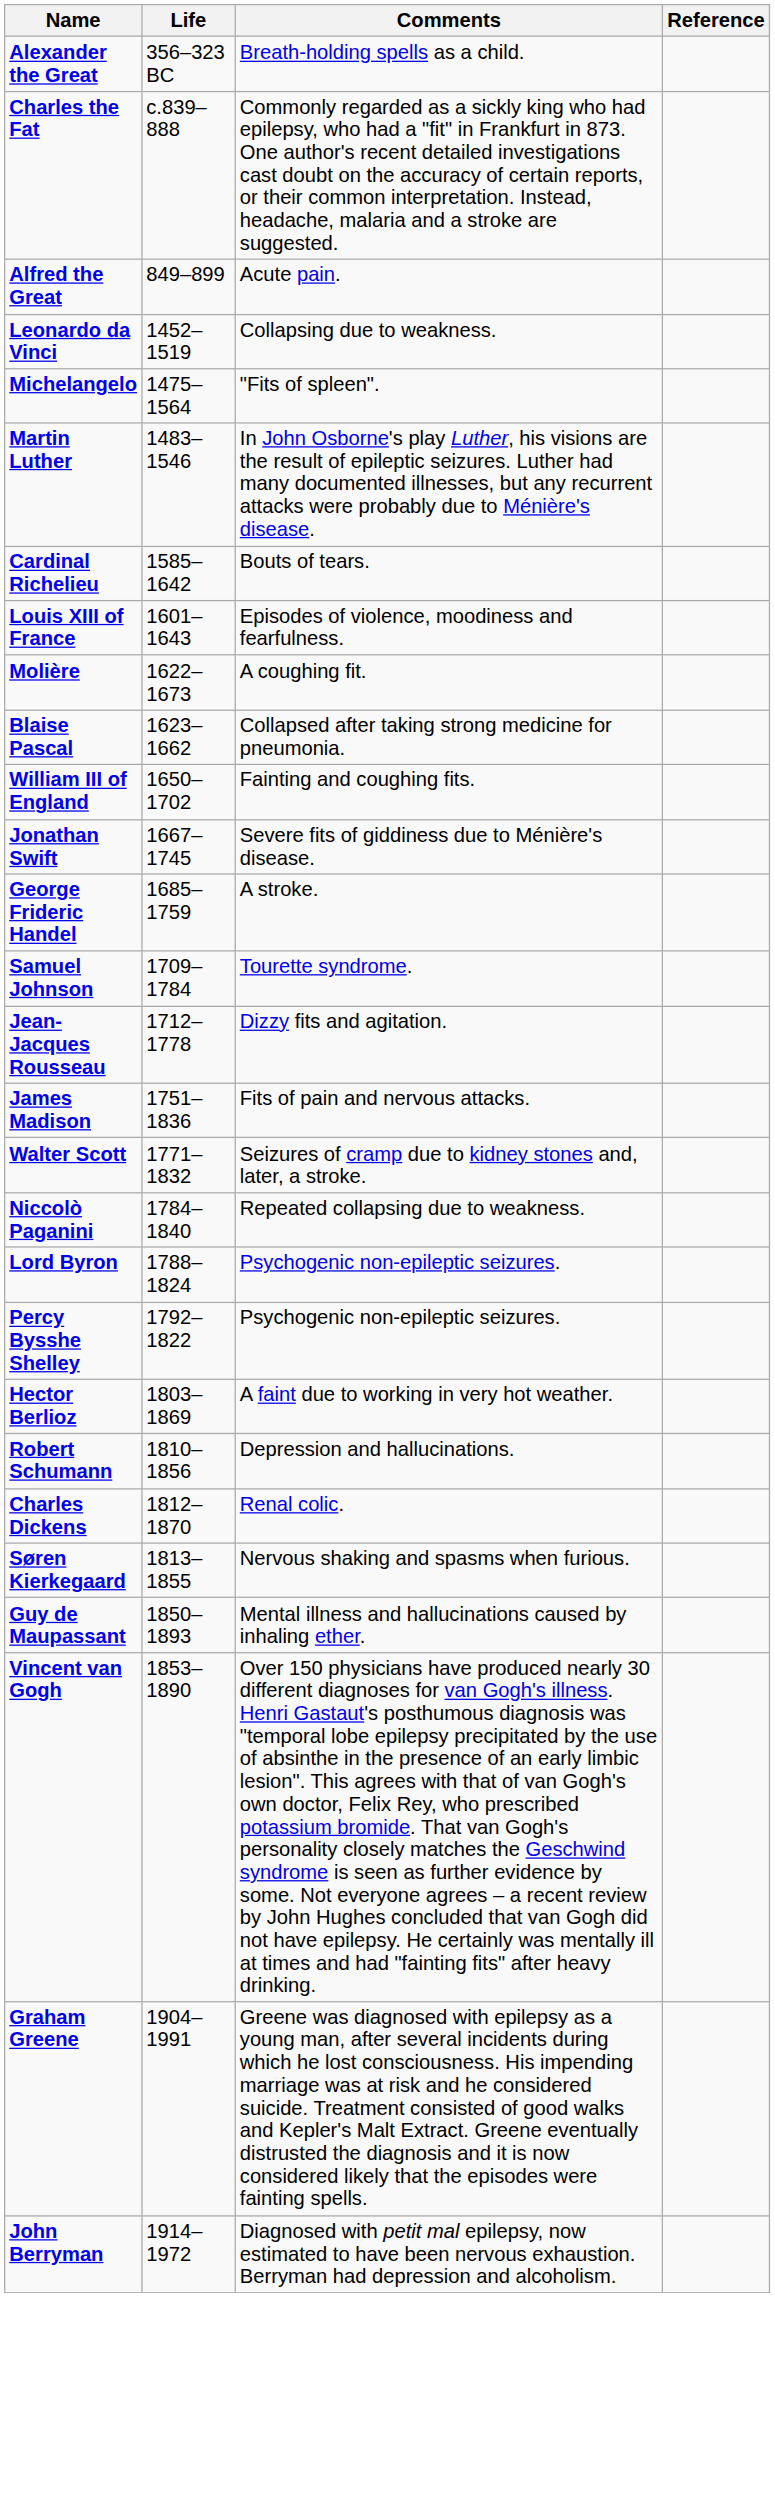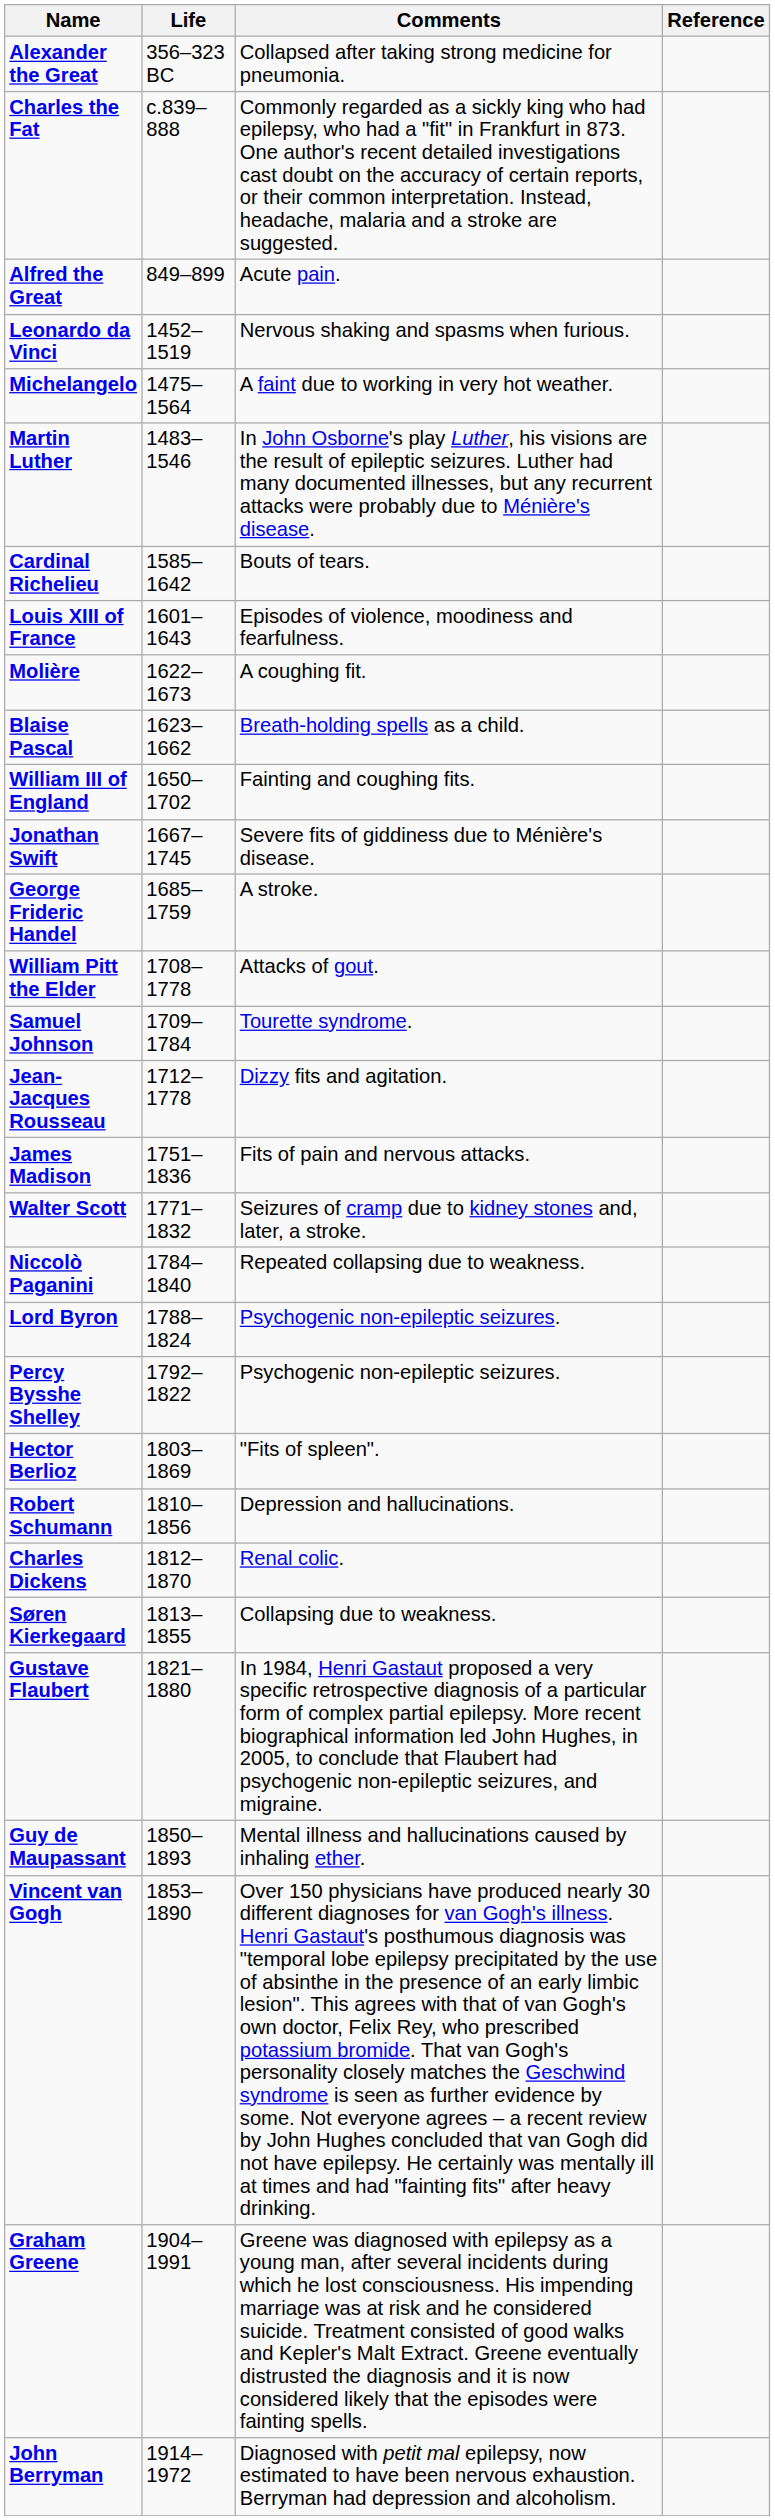(382, 52) Breath-holding spells as a child. -> (426, 63) Collapsed after taking strong medicine for pneumonia.
(368, 329) Collapsing due to weakness. -> (435, 329) Nervous shaking and spasms when furious.
(310, 384) "Fits of spleen". -> (426, 384) A faint due to working in very hot weather.
(426, 737) Collapsed after taking strong medicine for pneumonia. -> (382, 725) Breath-holding spells as a child.
+ row: (64, 978)
(426, 1394) A faint due to working in very hot weather. -> (310, 1449) "Fits of spleen".
(435, 1558) Nervous shaking and spasms when furious. -> (368, 1613) Collapsing due to weakness.
+ row: (49, 1679)
